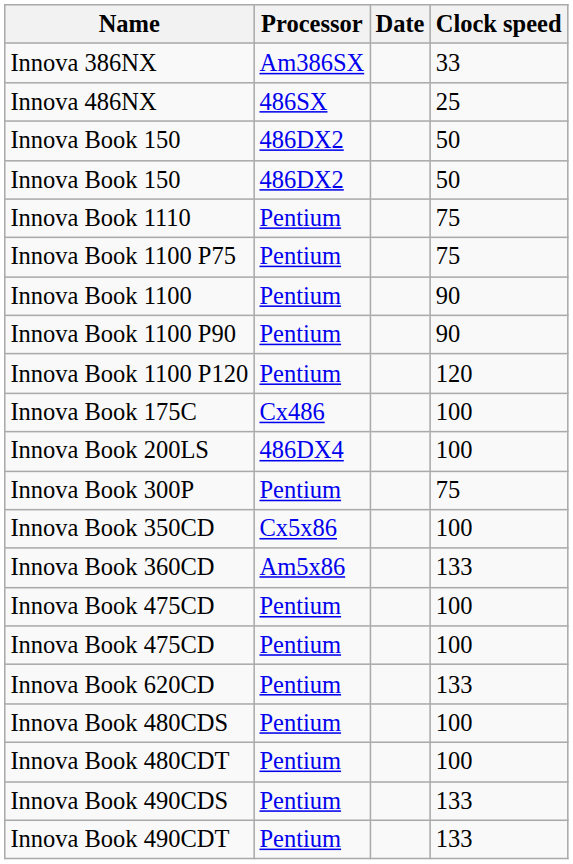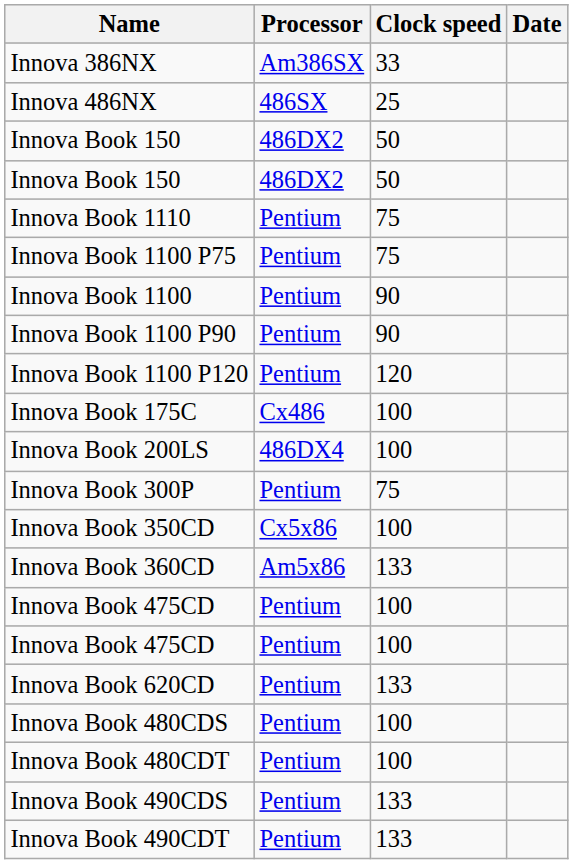columns swapped: (499, 23) <-> (400, 23)
